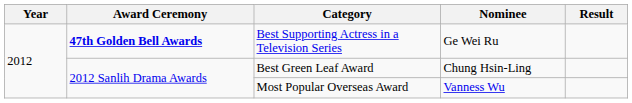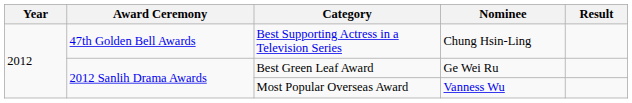(136, 41) bold -> (133, 41) normal
(471, 41) Ge Wei Ru -> (487, 41) Chung Hsin-Ling
(487, 68) Chung Hsin-Ling -> (471, 68) Ge Wei Ru
